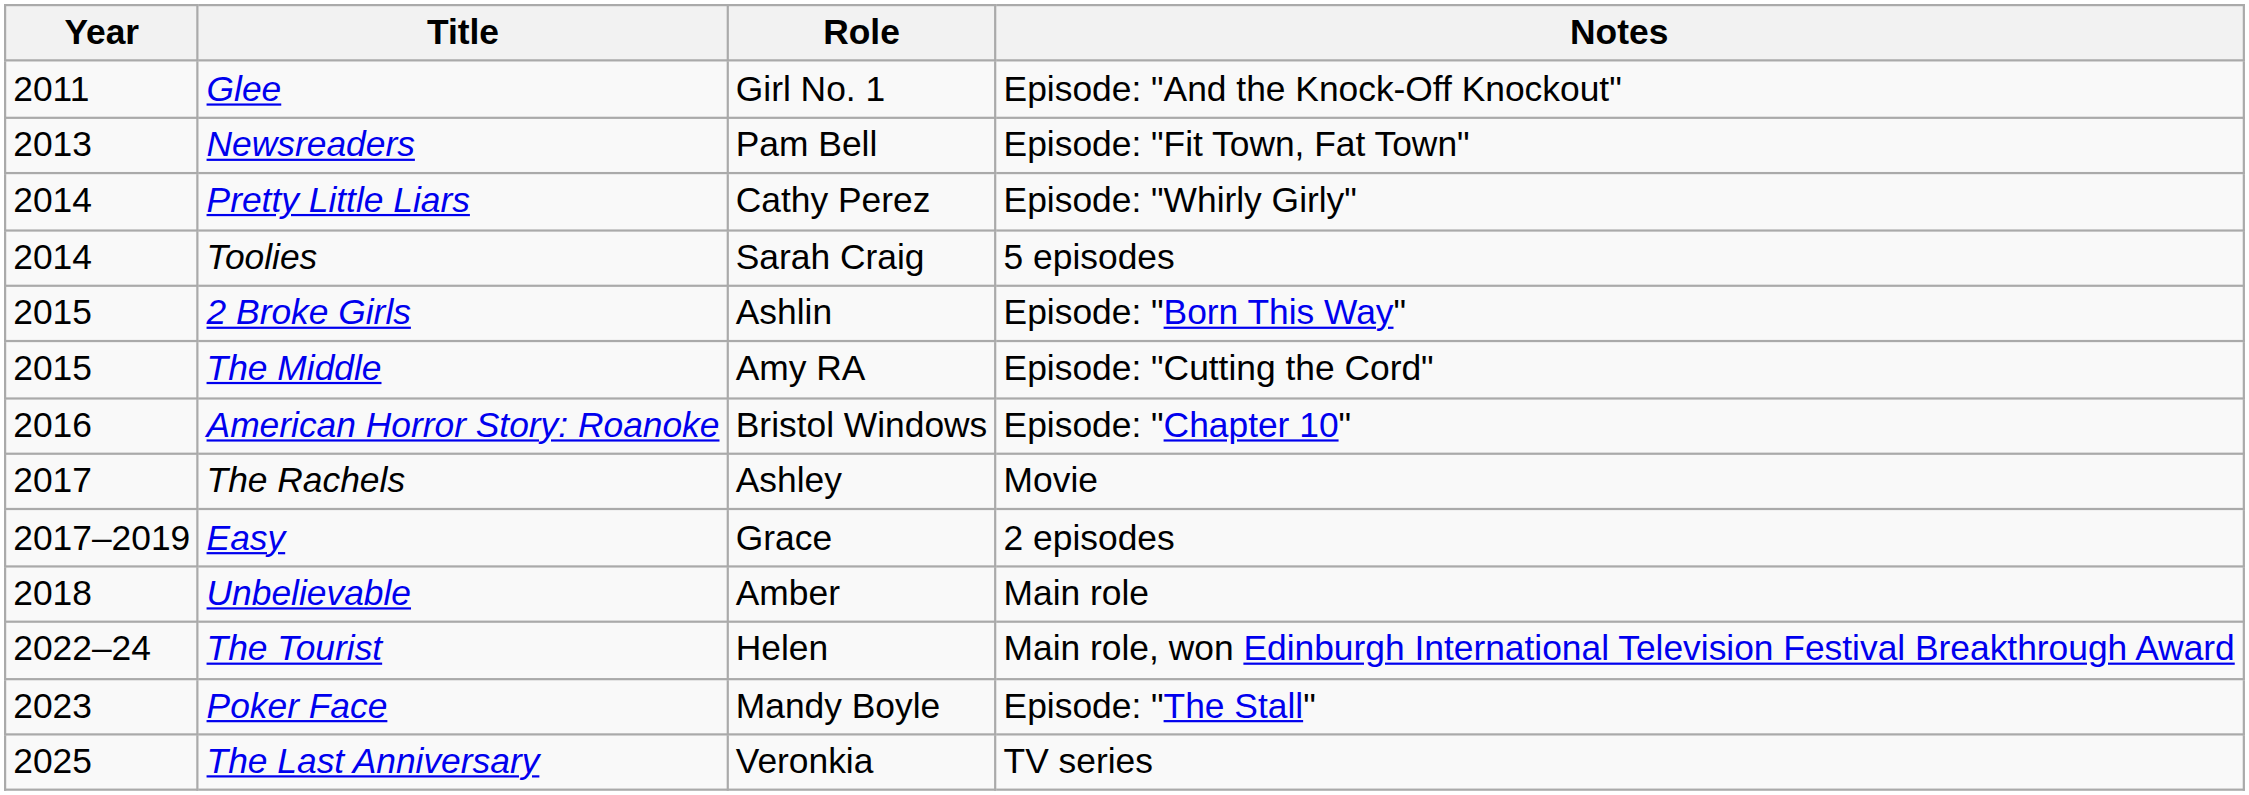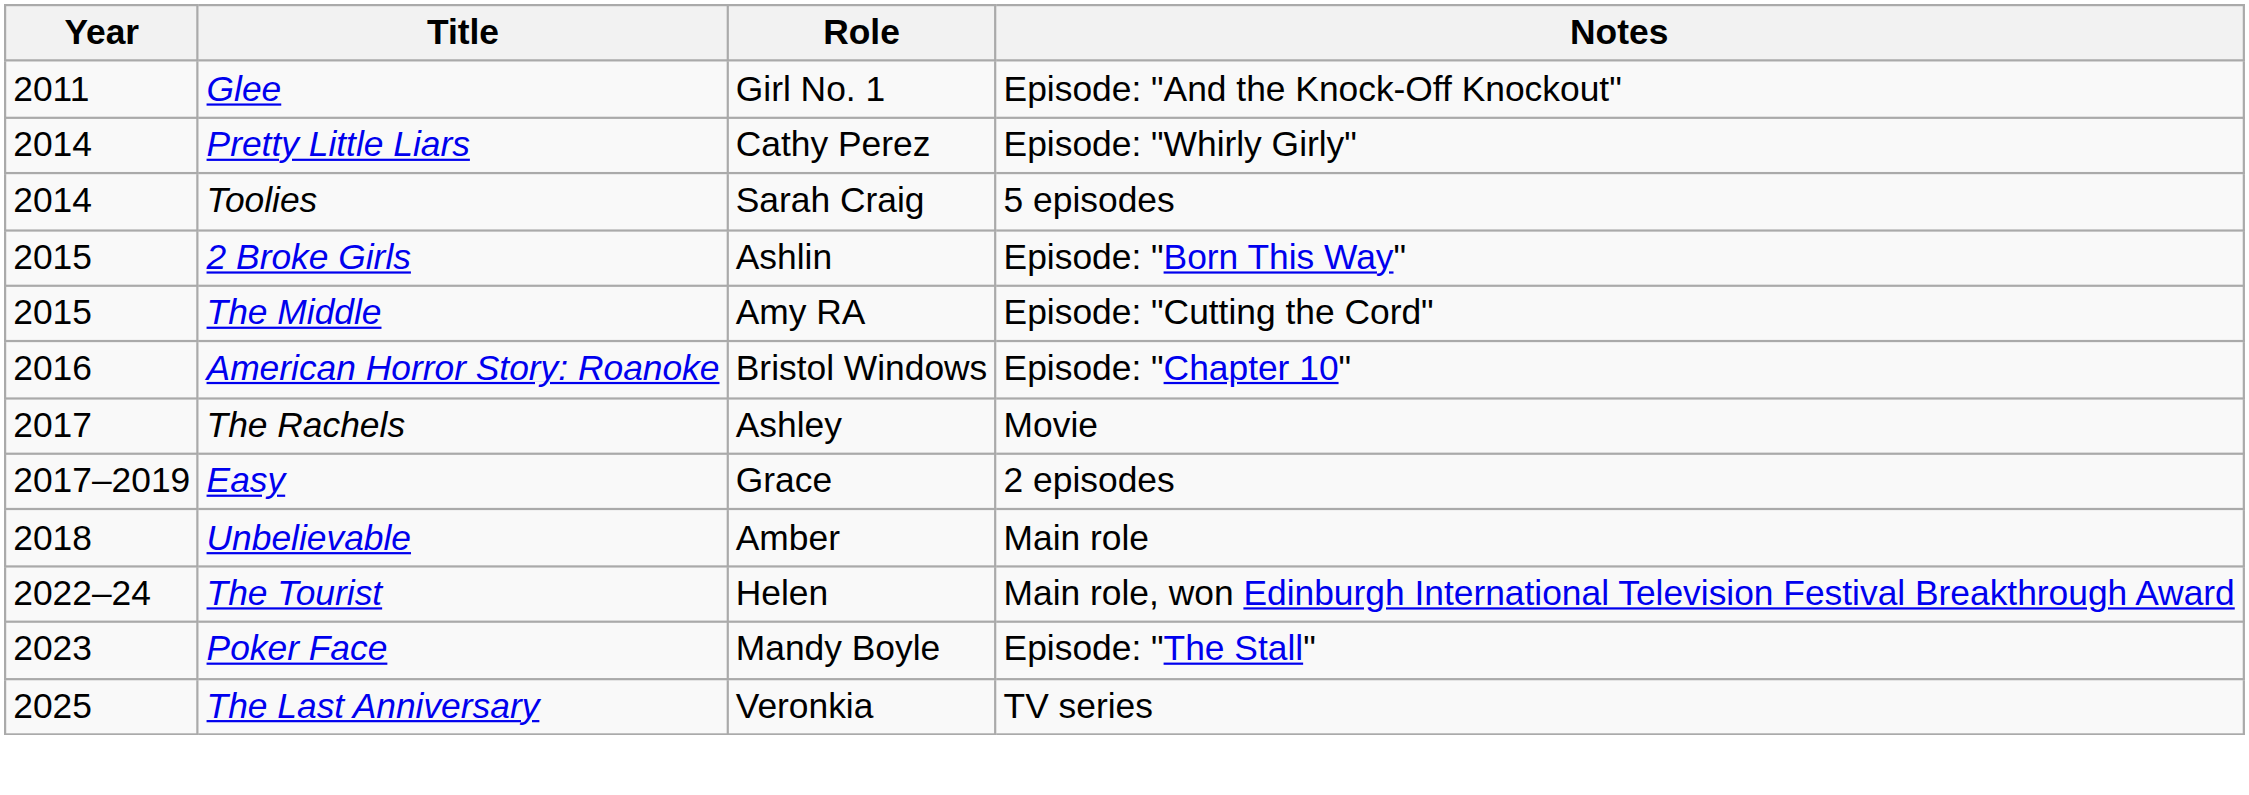- row: (311, 144)
